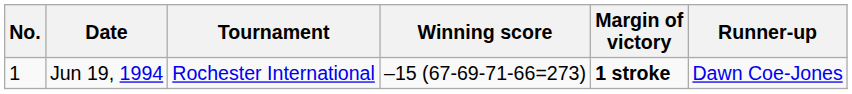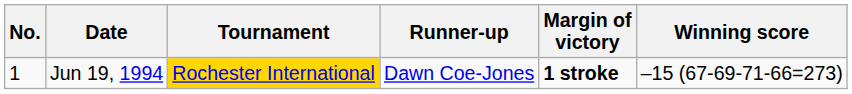columns swapped: (485, 31) <-> (768, 31)
(274, 73) no background -> (274, 73) gold background
